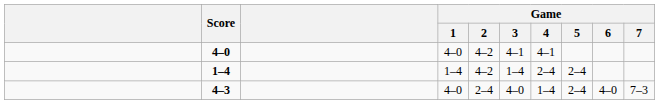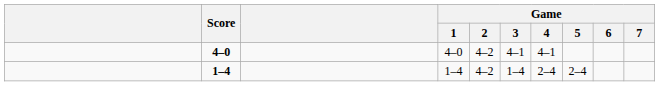- row: (221, 90)
